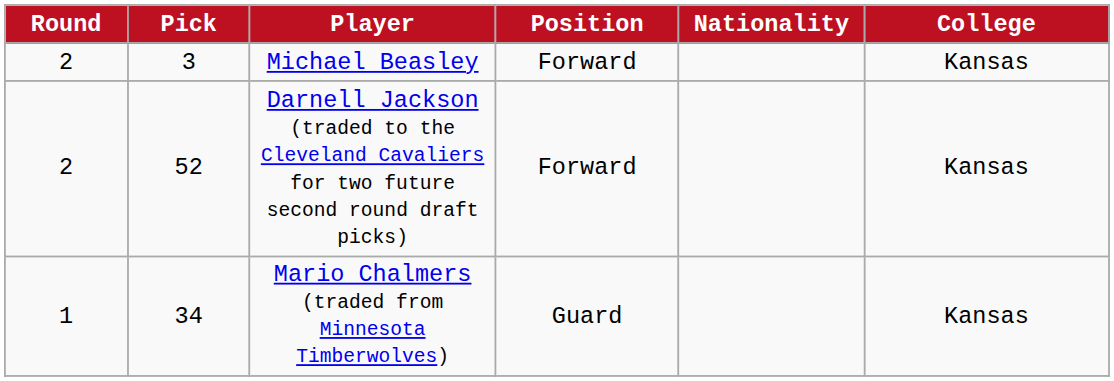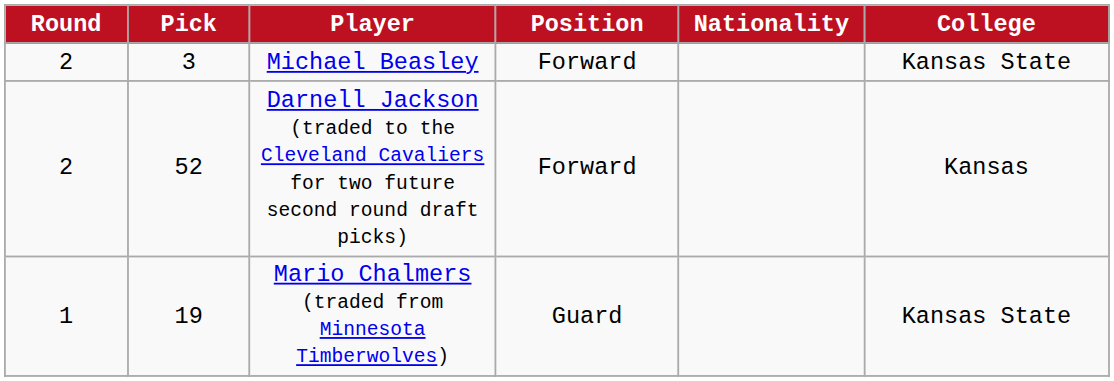(986, 62) Kansas -> (986, 62) Kansas State
(189, 316) 34 -> (189, 316) 19
(986, 316) Kansas -> (986, 316) Kansas State
